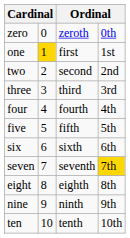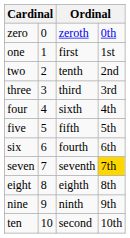(44, 52) gold background -> (44, 52) no background
(75, 71) second -> (71, 71) tenth
(73, 109) fourth -> (70, 109) sixth
(70, 147) sixth -> (73, 147) fourth
(71, 223) tenth -> (75, 223) second
